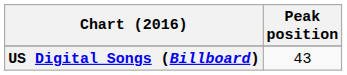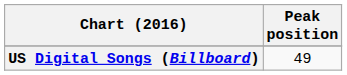(302, 58) 43 -> (302, 58) 49
